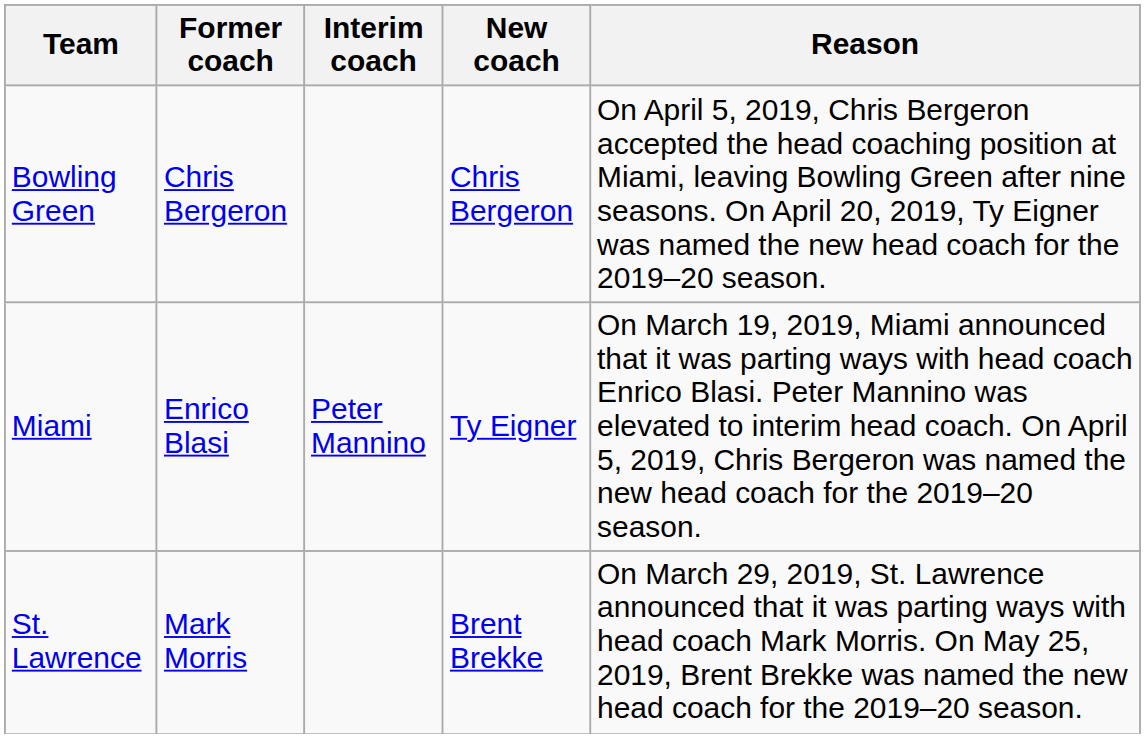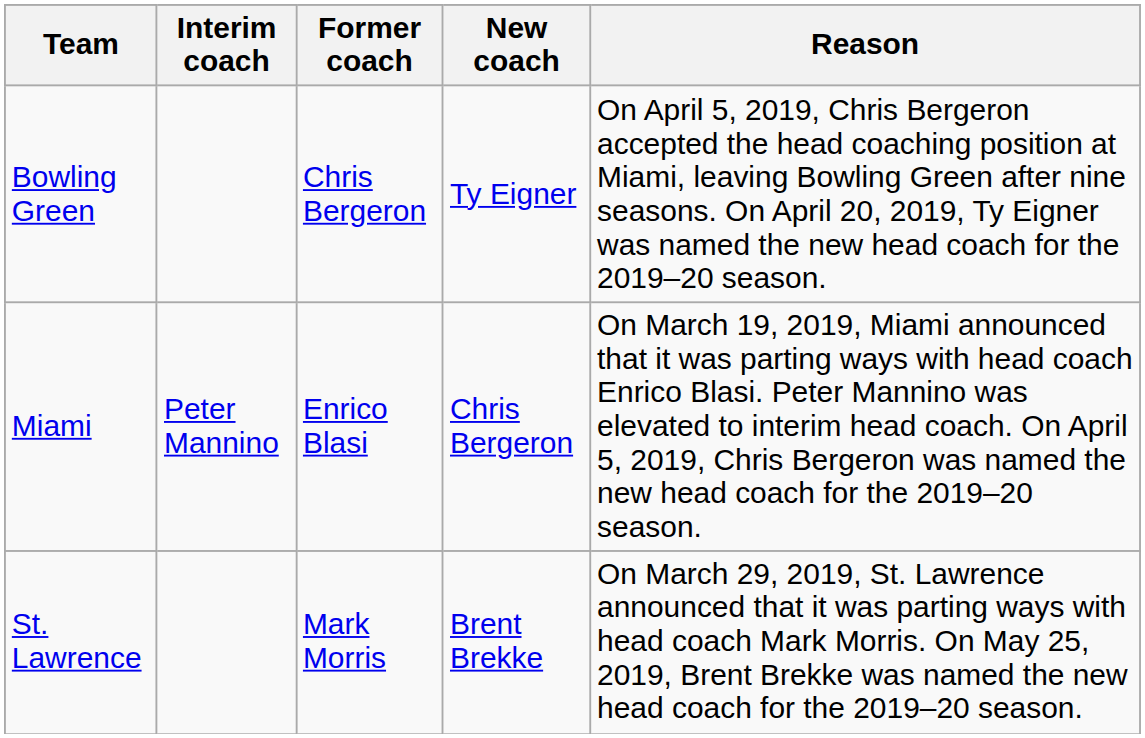columns swapped: (231, 45) <-> (374, 45)
(512, 193) Chris Bergeron -> (513, 193) Ty Eigner
(513, 426) Ty Eigner -> (512, 426) Chris Bergeron
